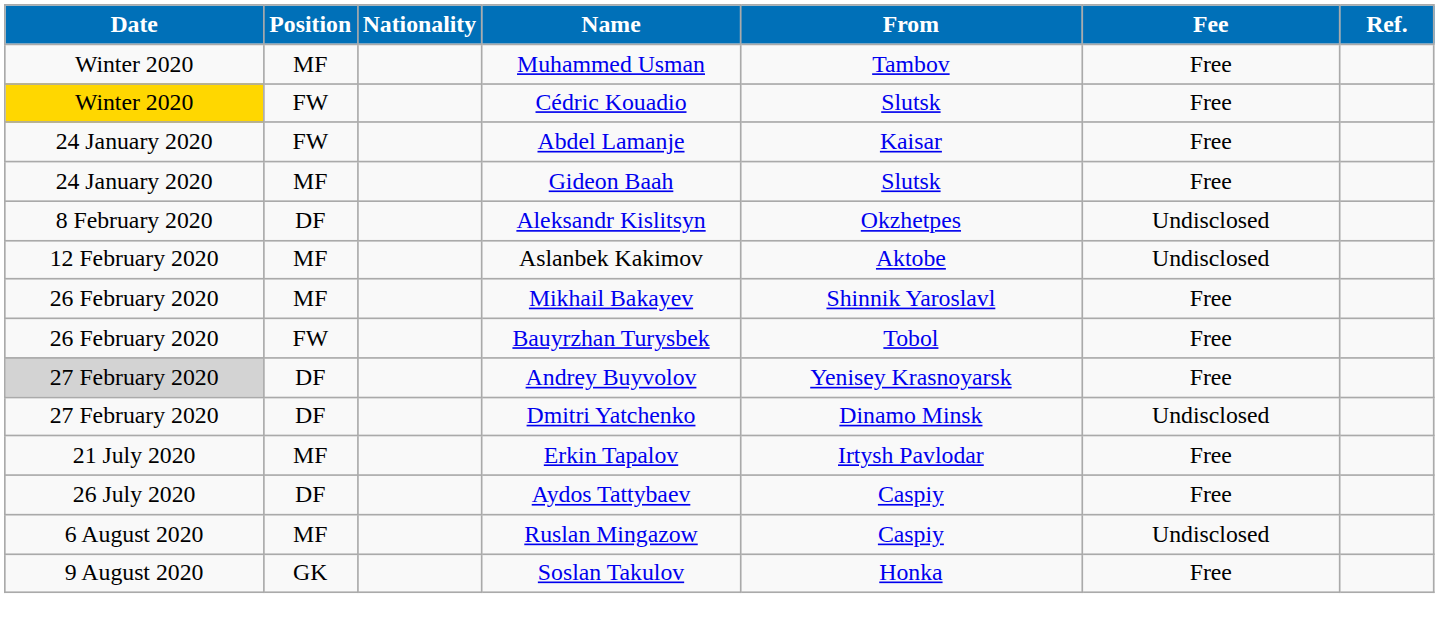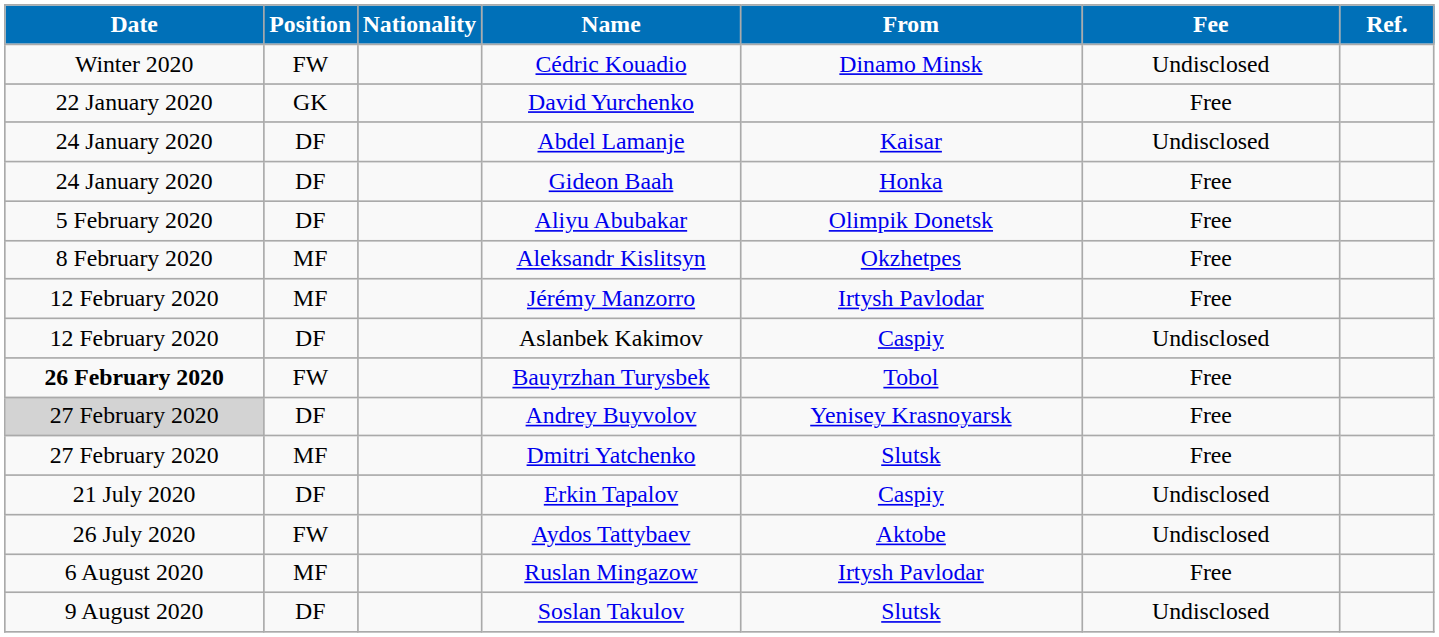- row: (611, 63)
(134, 102) gold background -> (134, 63) no background
(911, 102) Slutsk -> (911, 63) Dinamo Minsk
(1211, 102) Free -> (1211, 63) Undisclosed
+ row: (611, 102)
(310, 142) FW -> (310, 142) DF
(1211, 142) Free -> (1211, 142) Undisclosed
(310, 181) MF -> (310, 181) DF
(911, 181) Slutsk -> (911, 181) Honka
+ row: (611, 220)
(310, 220) DF -> (310, 259) MF
(1211, 220) Undisclosed -> (1211, 259) Free
+ row: (611, 298)
(310, 259) MF -> (310, 337) DF
(911, 259) Aktobe -> (911, 337) Caspiy
- row: (611, 298)
(134, 337) normal -> (134, 377) bold
(310, 416) DF -> (310, 455) MF
(911, 416) Dinamo Minsk -> (911, 455) Slutsk
(1211, 416) Undisclosed -> (1211, 455) Free
(310, 455) MF -> (310, 494) DF
(911, 455) Irtysh Pavlodar -> (911, 494) Caspiy
(1211, 455) Free -> (1211, 494) Undisclosed
(310, 494) DF -> (310, 533) FW
(911, 494) Caspiy -> (911, 533) Aktobe
(1211, 494) Free -> (1211, 533) Undisclosed
(911, 533) Caspiy -> (911, 573) Irtysh Pavlodar
(1211, 533) Undisclosed -> (1211, 573) Free
(310, 573) GK -> (310, 612) DF
(911, 573) Honka -> (911, 612) Slutsk
(1211, 573) Free -> (1211, 612) Undisclosed
